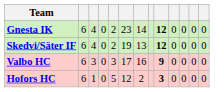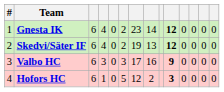+ column: (9, 12)
